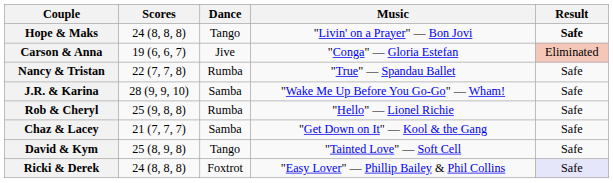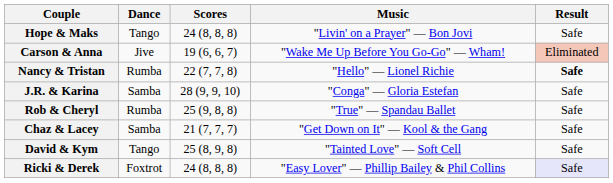columns swapped: (159, 14) <-> (225, 14)
(572, 33) bold -> (572, 33) normal
(393, 52) "Conga" — Gloria Estefan -> (393, 52) "Wake Me Up Before You Go-Go" — Wham!
(393, 71) "True" — Spandau Ballet -> (393, 71) "Hello" — Lionel Richie
(572, 71) normal -> (572, 71) bold
(393, 91) "Wake Me Up Before You Go-Go" — Wham! -> (393, 91) "Conga" — Gloria Estefan
(393, 110) "Hello" — Lionel Richie -> (393, 110) "True" — Spandau Ballet
